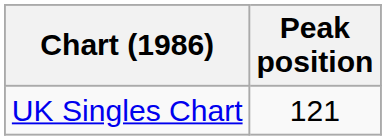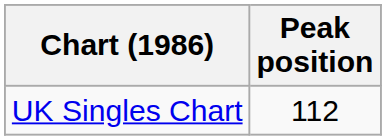(315, 109) 121 -> (315, 109) 112
